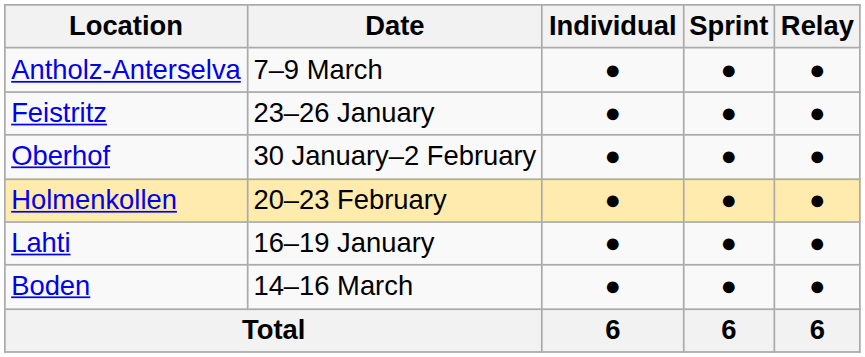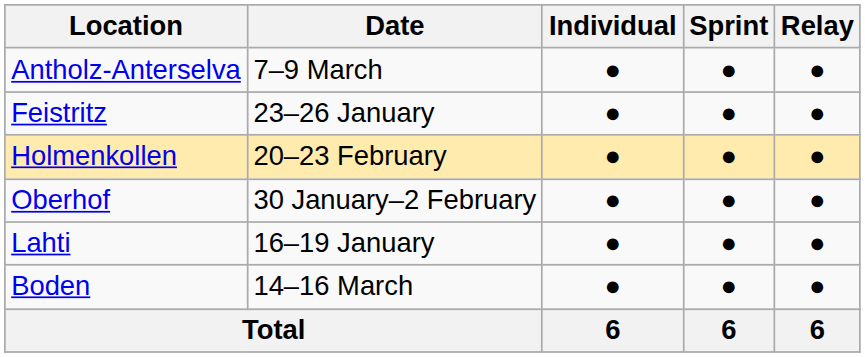rows swapped: (61, 156) <-> (94, 199)
